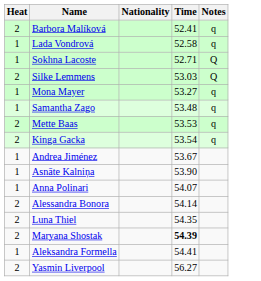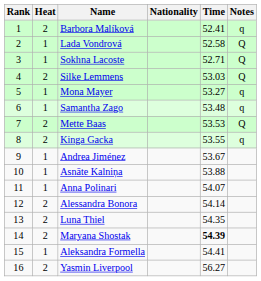+ column: (18, 12)
(214, 44) q -> (242, 44) Q
(214, 124) q -> (242, 124) Q
(186, 140) 53.54 -> (214, 140) 53.55
(186, 172) 53.90 -> (214, 172) 53.88
